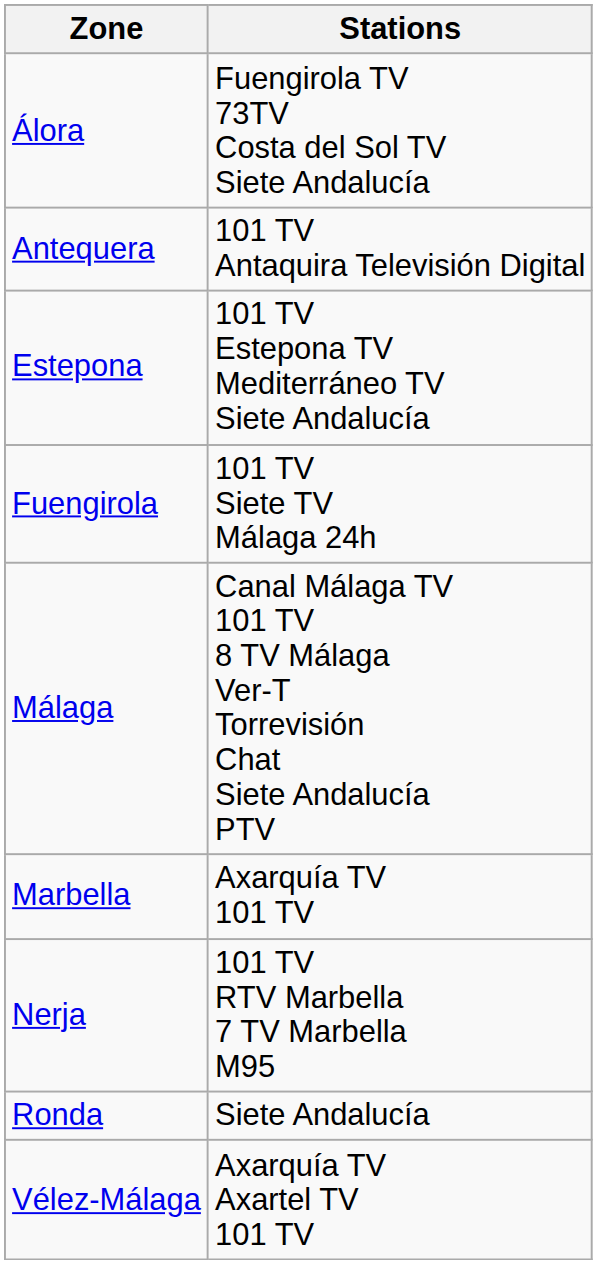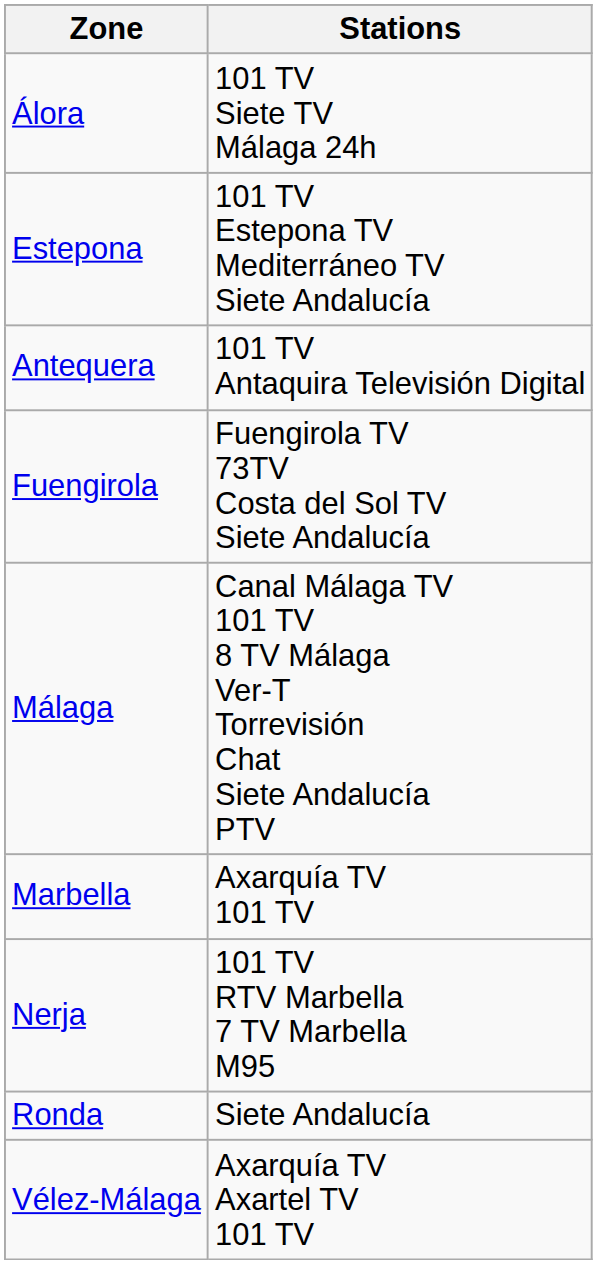(331, 130) Fuengirola TV 73TV Costa del Sol TV Siete Andalucía -> (296, 112) 101 TV Siete TV Málaga 24h
rows swapped: (83, 248) <-> (77, 366)
(296, 502) 101 TV Siete TV Málaga 24h -> (331, 485) Fuengirola TV 73TV Costa del Sol TV Siete Andalucía
